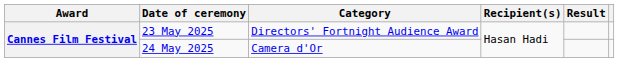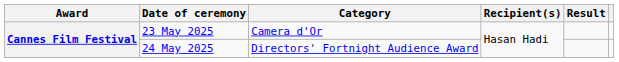(365, 31) Directors' Fortnight Audience Award -> (287, 31) Camera d'Or
(287, 48) Camera d'Or -> (365, 48) Directors' Fortnight Audience Award
